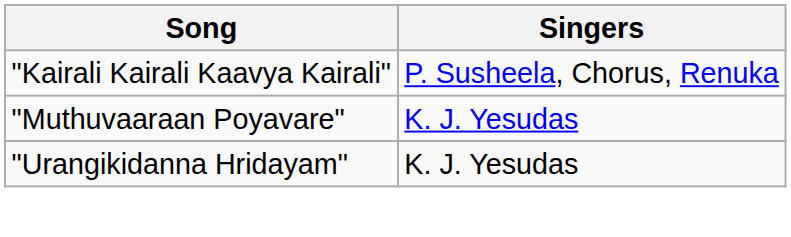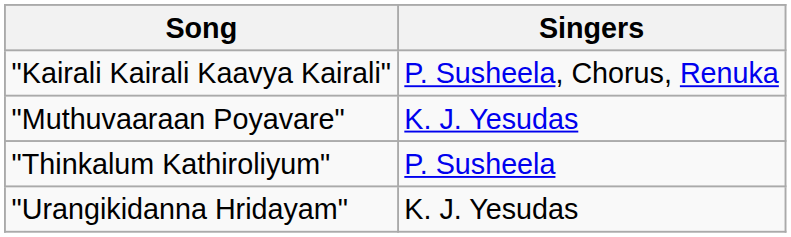+ row: (171, 164)
